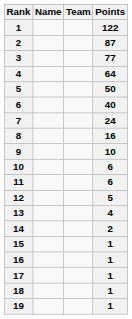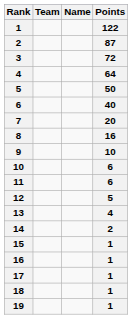columns swapped: (48, 12) <-> (78, 12)
(110, 58) 77 -> (110, 58) 72
(110, 120) 24 -> (110, 120) 20
